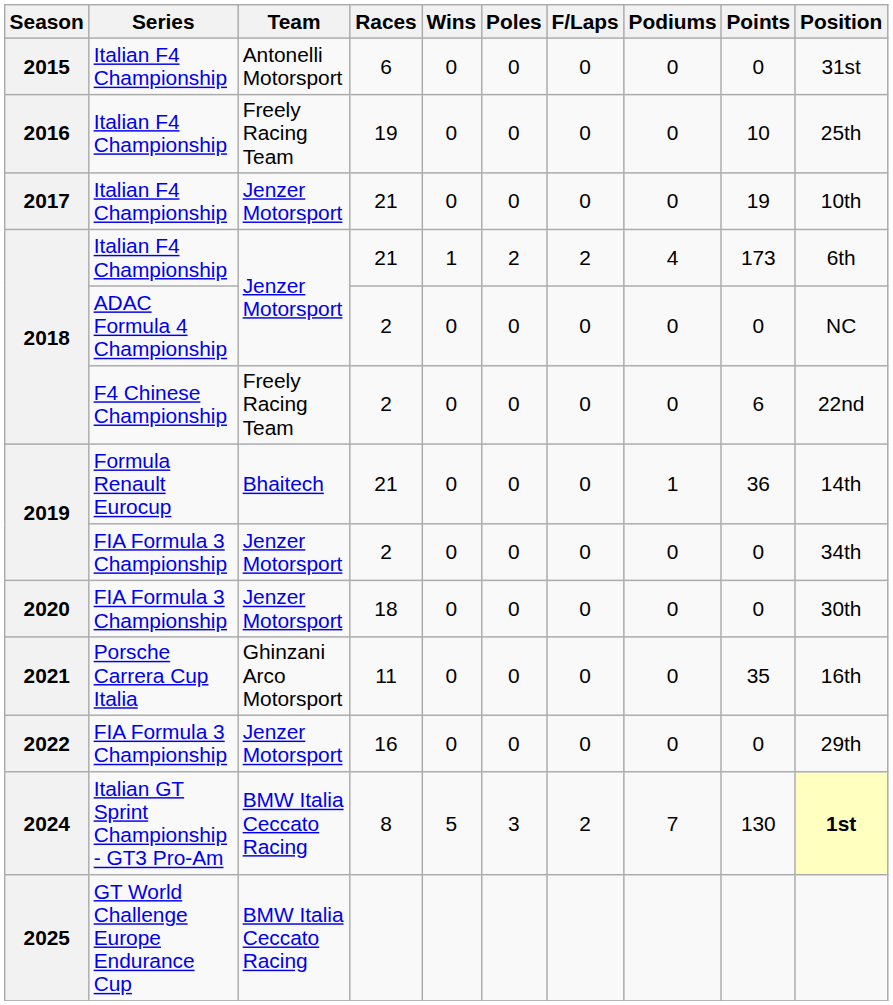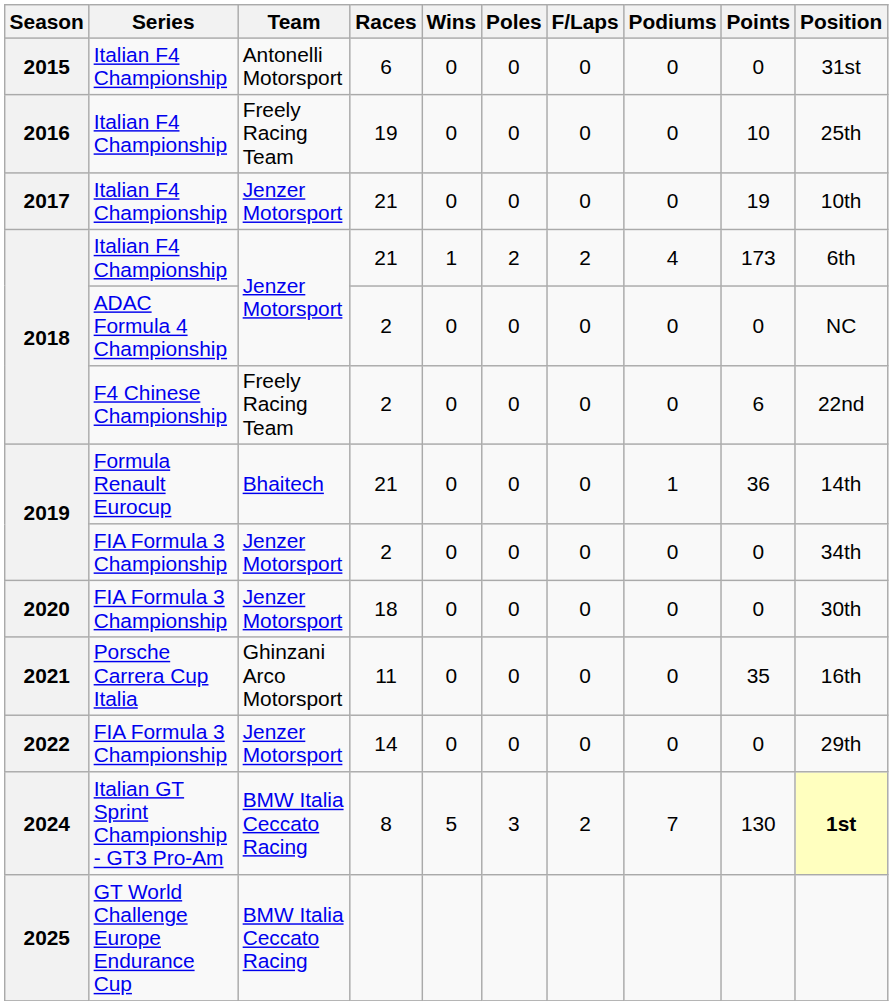(386, 744) 16 -> (386, 744) 14
